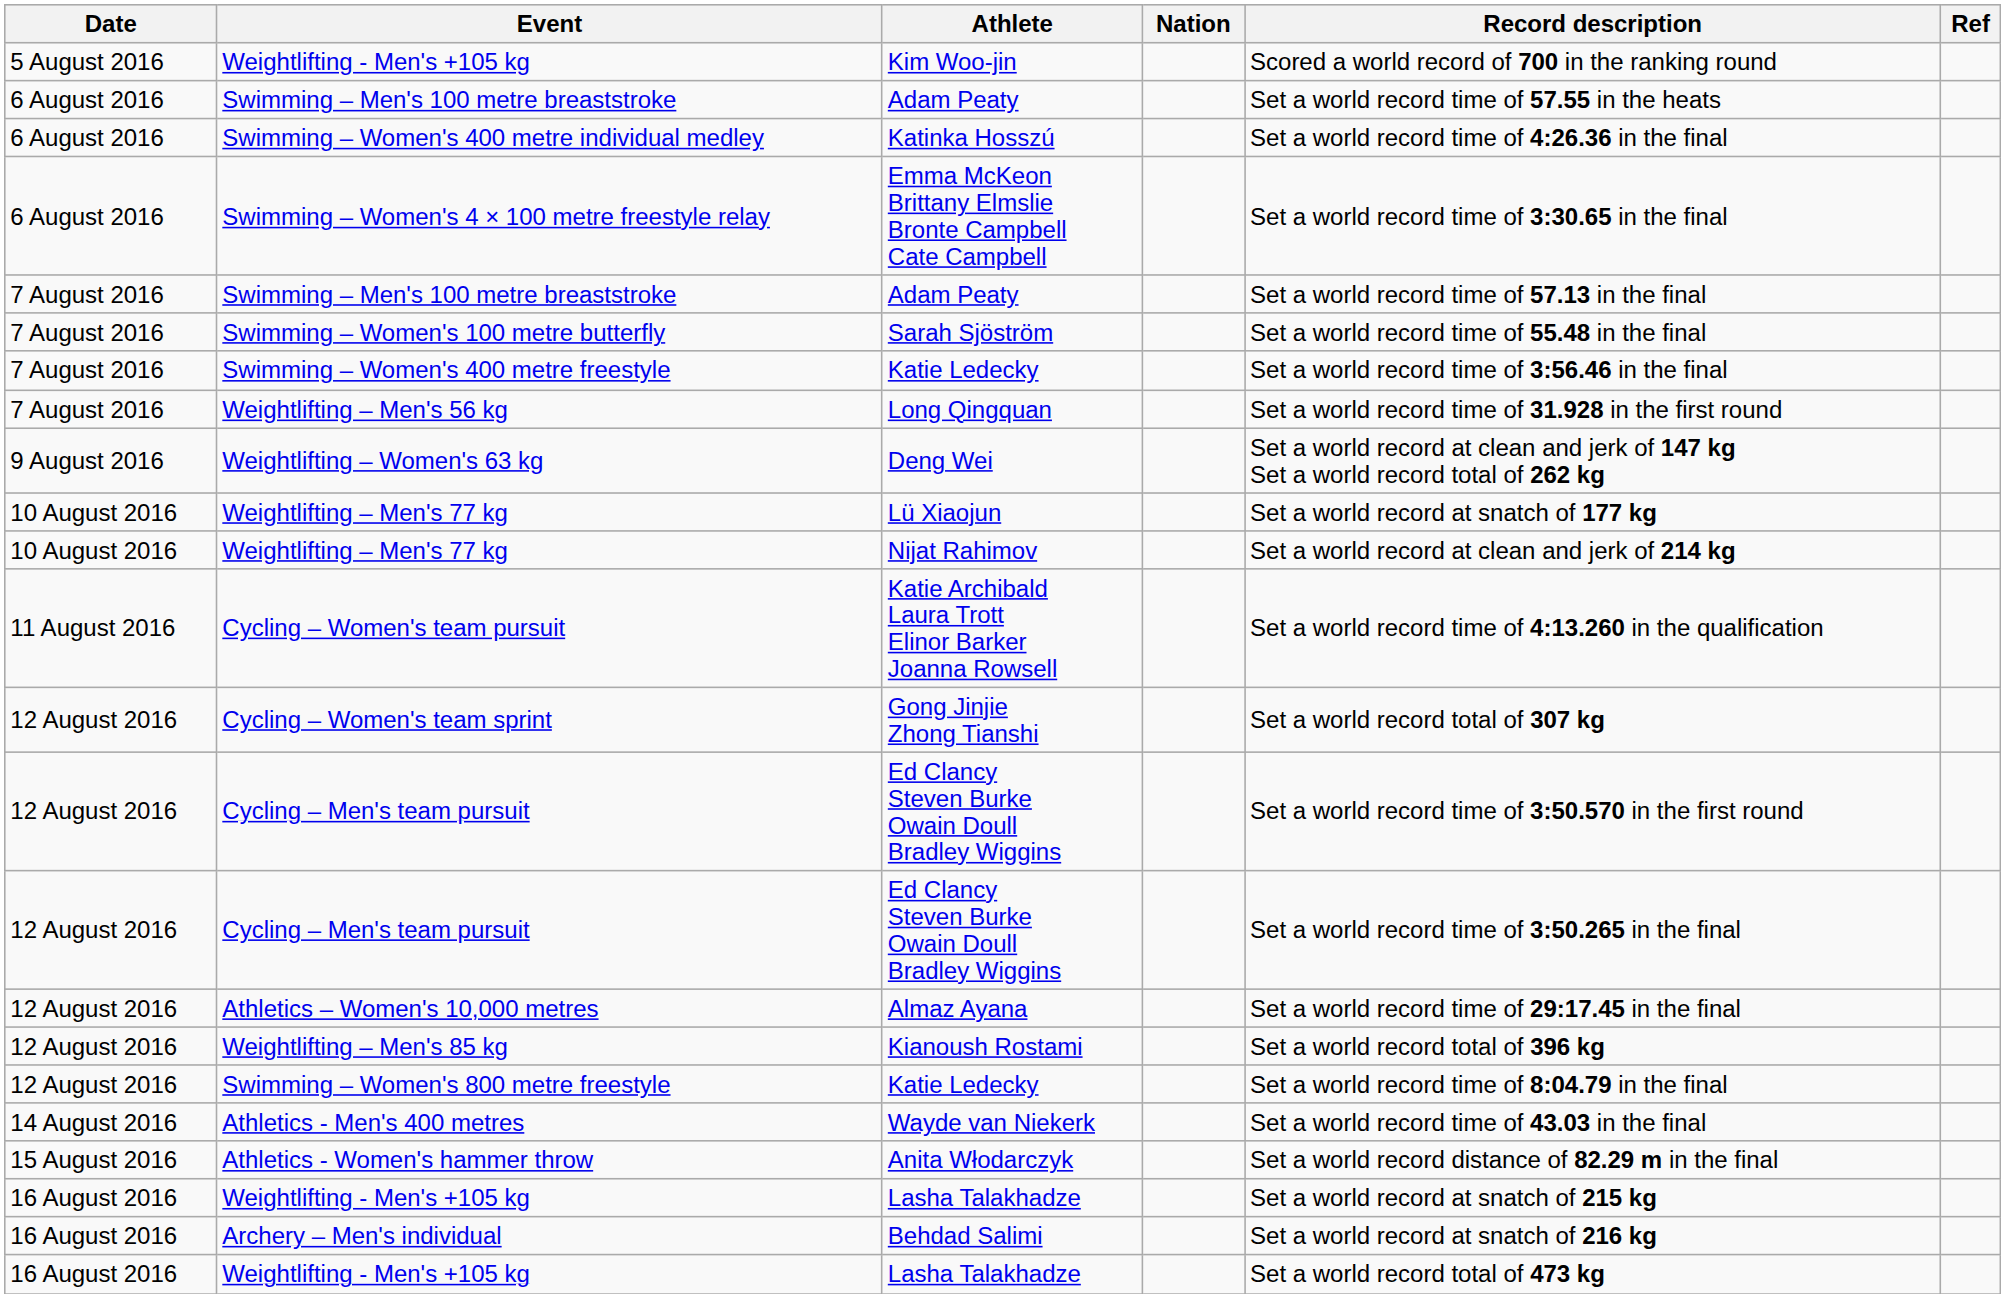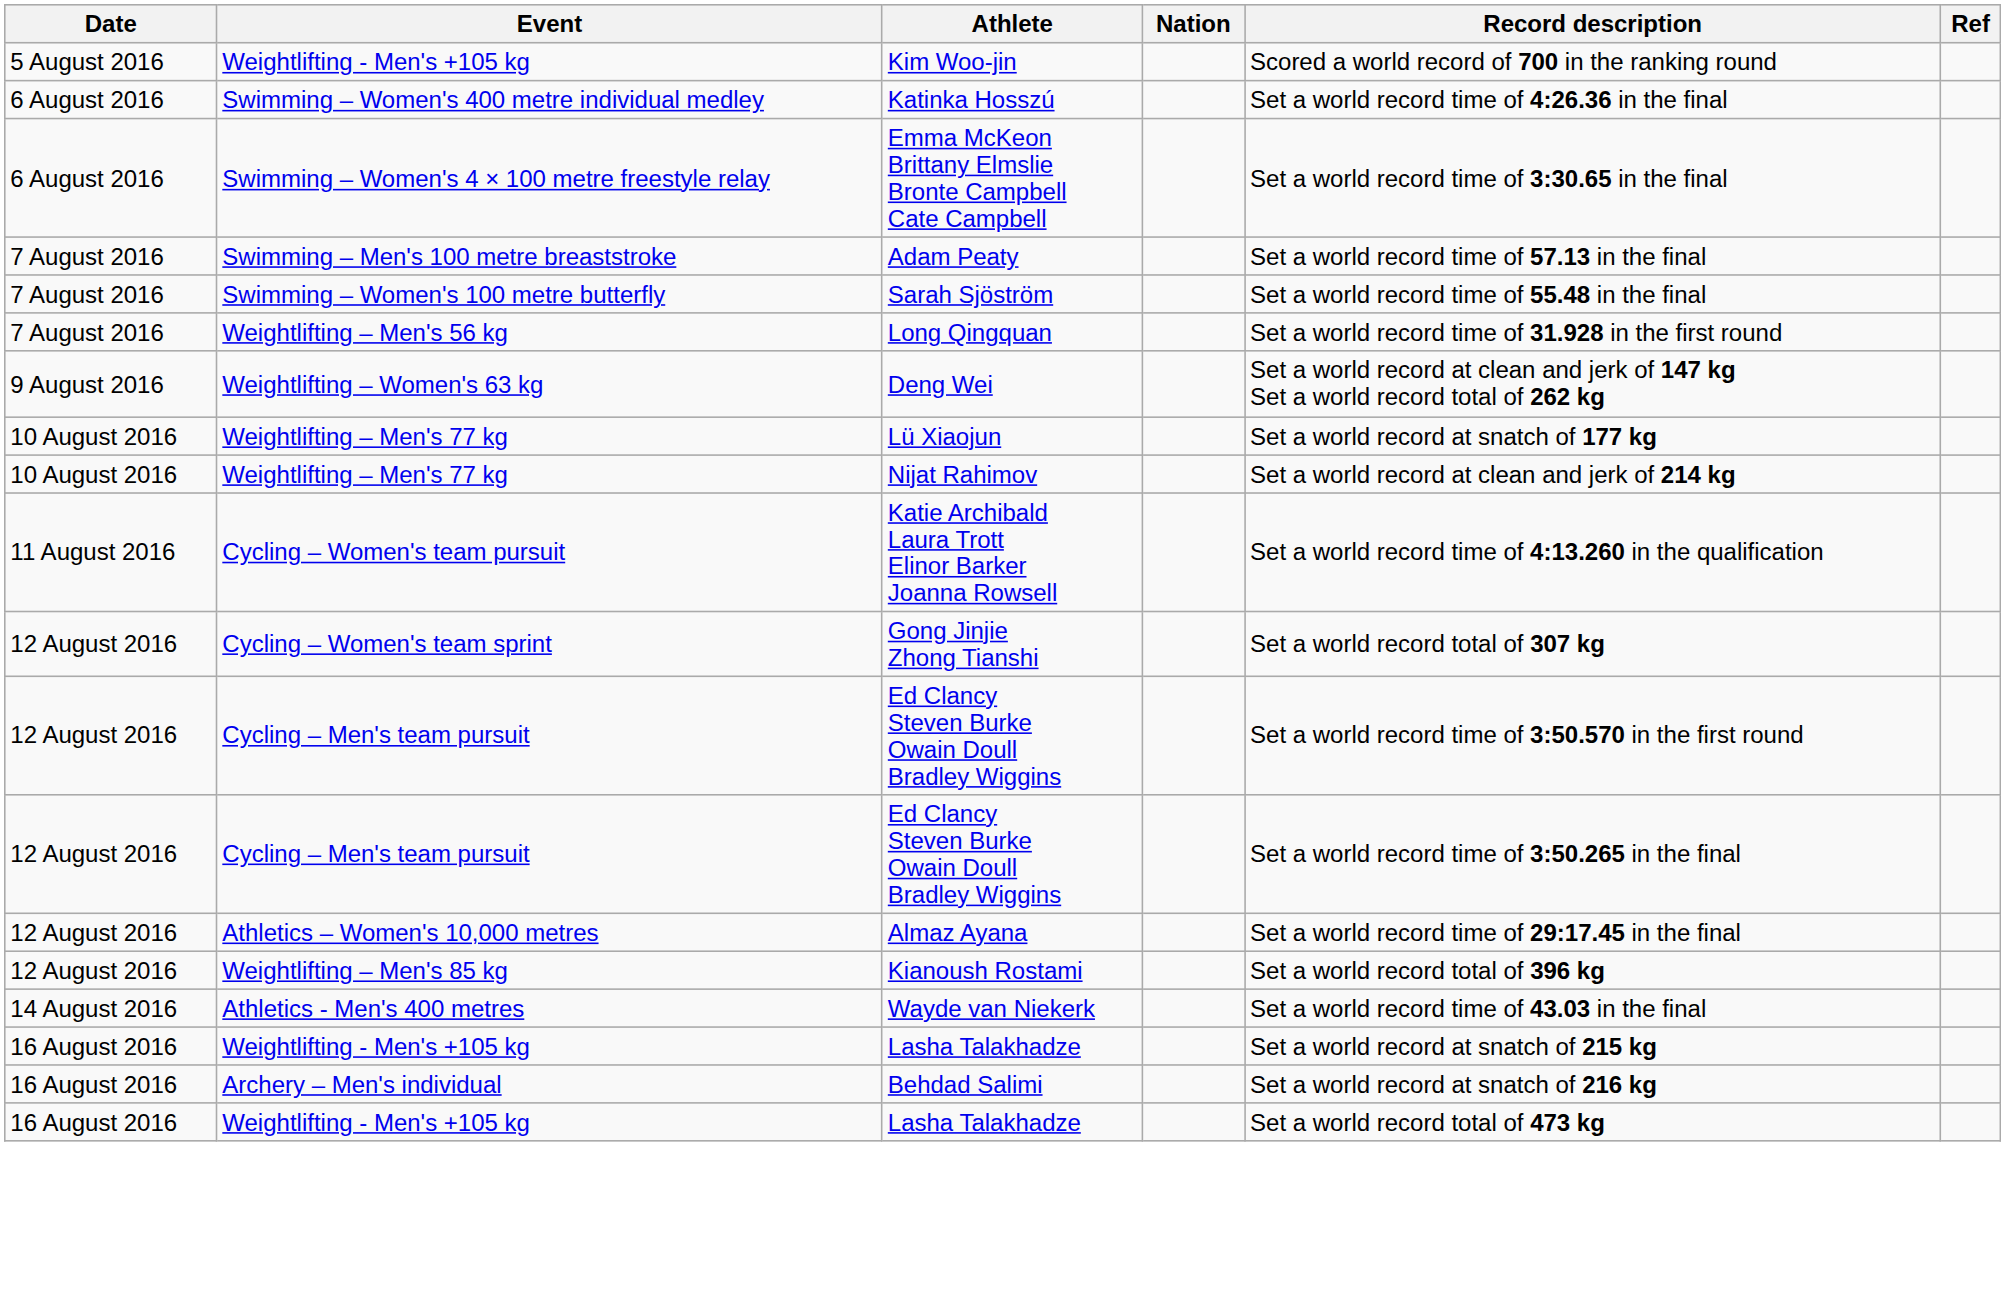- row: (87, 100)
- row: (87, 371)
- row: (94, 1084)
- row: (94, 1160)
